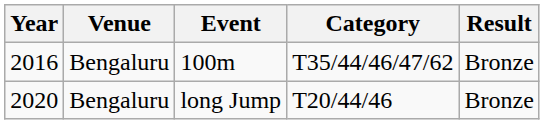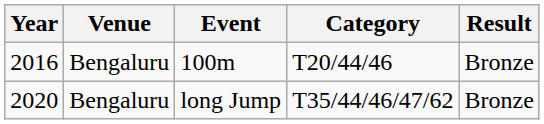(373, 61) T35/44/46/47/62 -> (342, 61) T20/44/46
(342, 99) T20/44/46 -> (373, 99) T35/44/46/47/62
